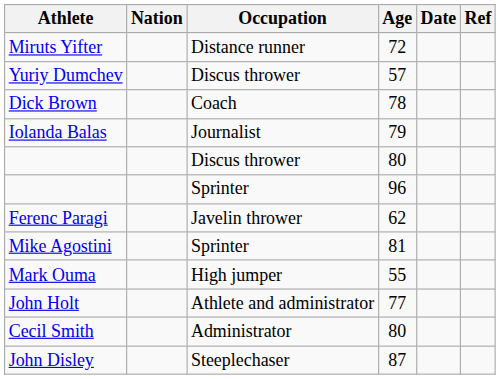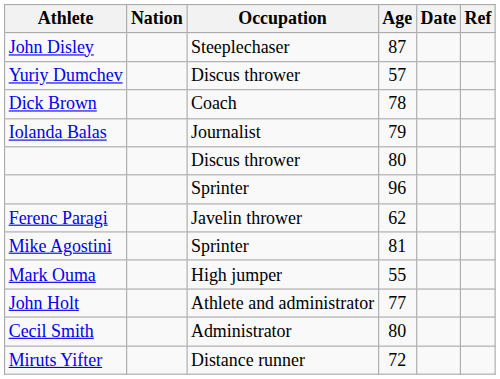rows swapped: (51, 359) <-> (55, 47)
